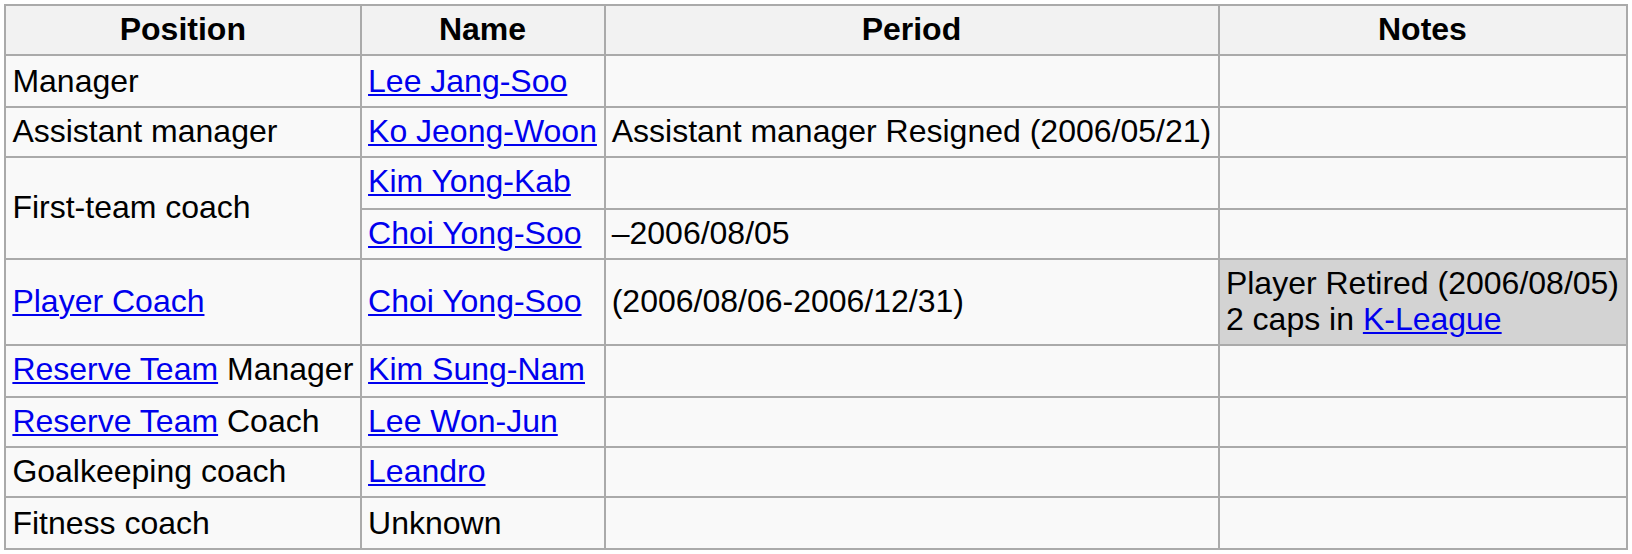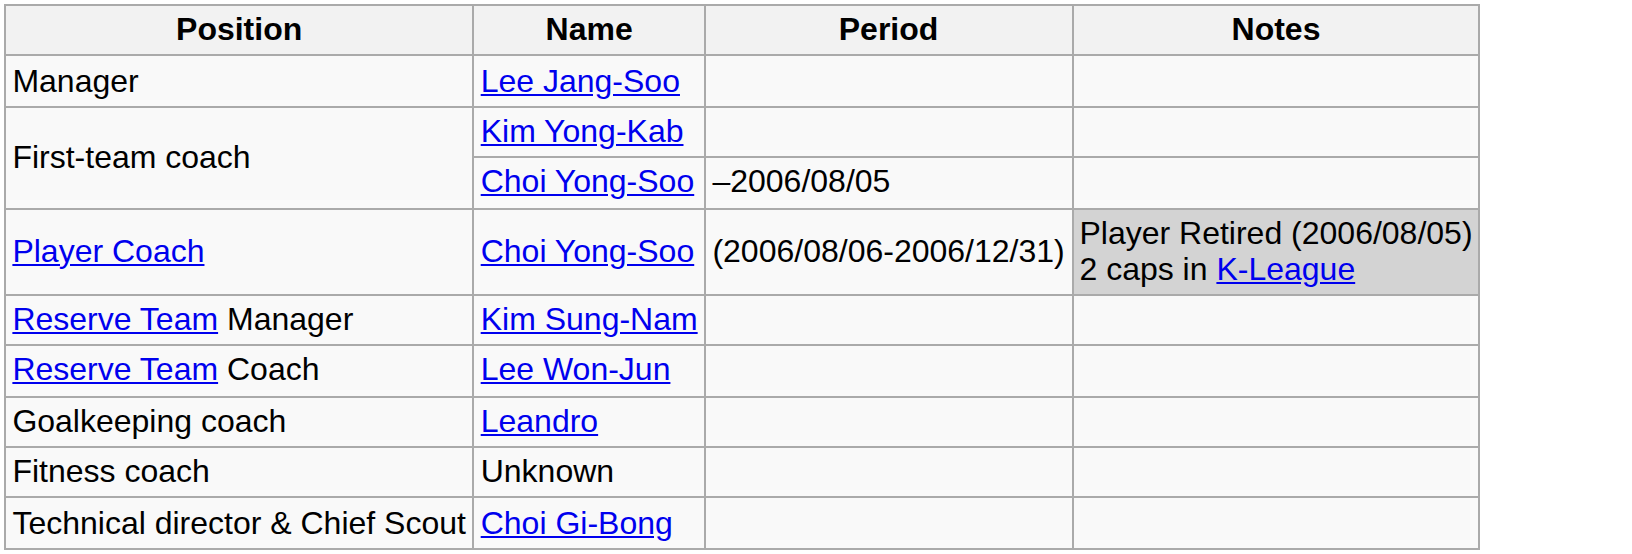- row: (145, 131)
+ row: (239, 522)
